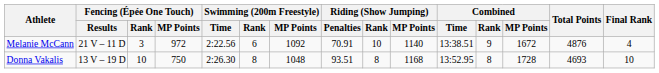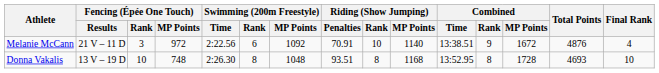(179, 60) 750 -> (179, 60) 748
